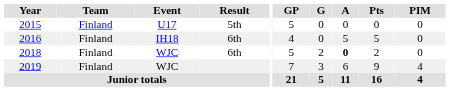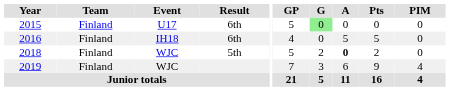(235, 24) 5th -> (235, 24) 6th
(321, 24) no background -> (321, 24) lightgreen background
(235, 52) 6th -> (235, 52) 5th
